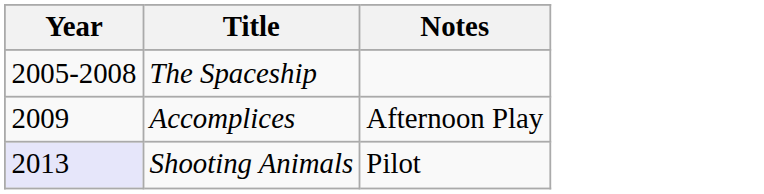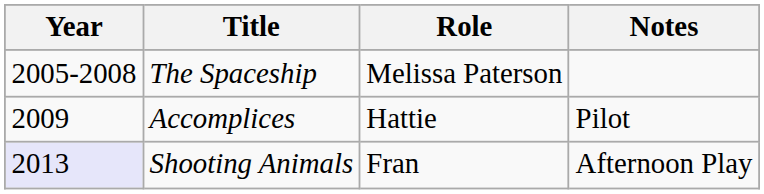+ column: (464, 27)
(455, 118) Afternoon Play -> (603, 118) Pilot
(394, 164) Pilot -> (664, 164) Afternoon Play
